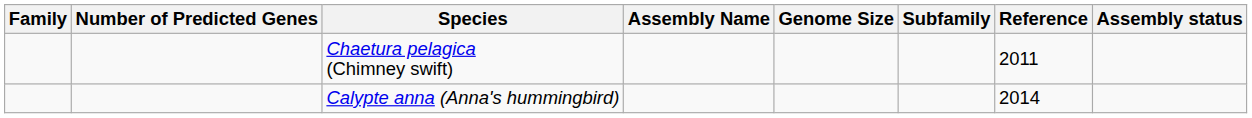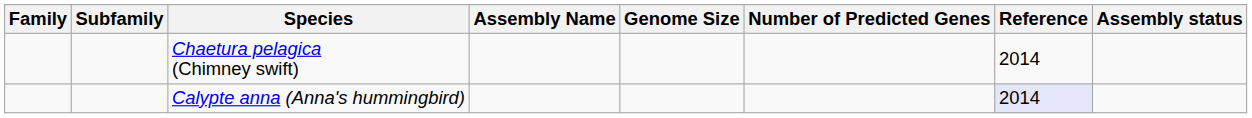columns swapped: (946, 19) <-> (197, 19)
(1019, 58) 2011 -> (1019, 58) 2014
(1019, 98) no background -> (1019, 98) lavender background
